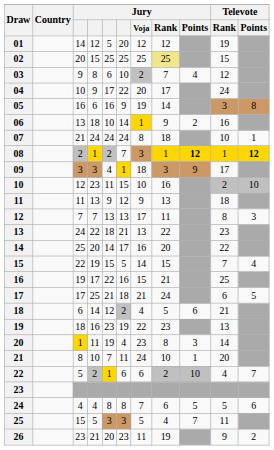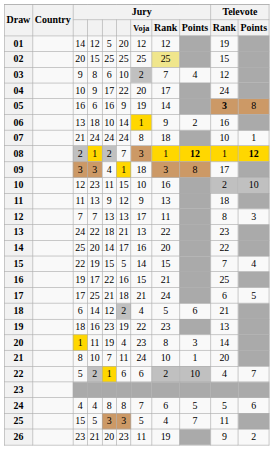(224, 106) normal -> (224, 106) bold
(195, 169) 9 -> (195, 169) 8
